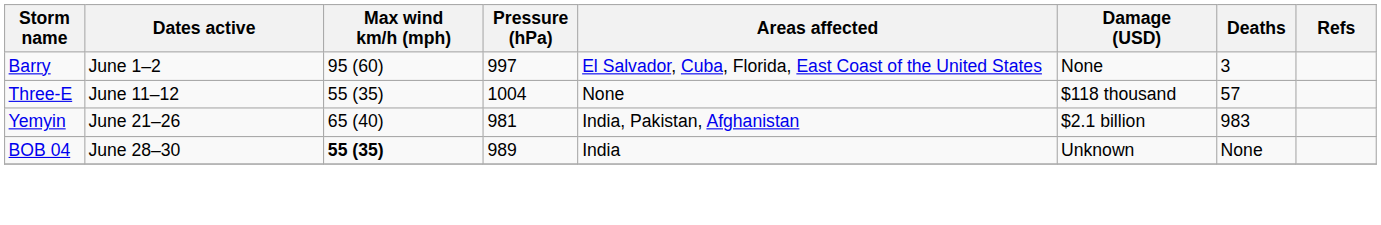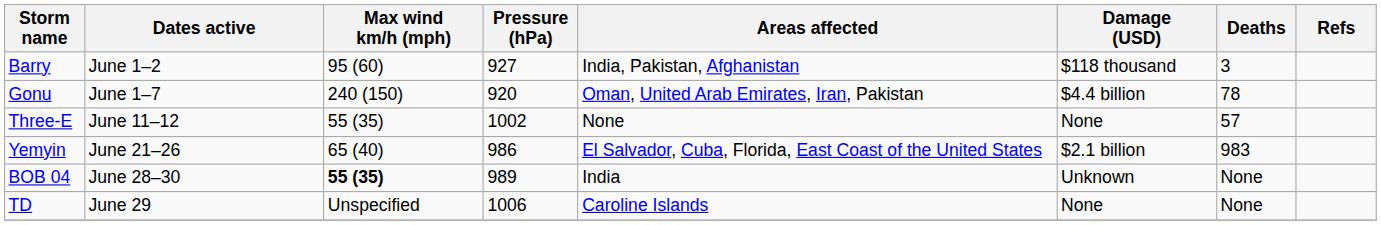(502, 66) 997 -> (502, 66) 927
(812, 66) El Salvador, Cuba, Florida, East Coast of the United States -> (691, 66) India, Pakistan, Afghanistan
(1082, 66) None -> (1119, 66) $118 thousand
+ row: (30, 94)
(507, 94) 1004 -> (507, 121) 1002
(1119, 94) $118 thousand -> (1082, 121) None
(502, 121) 981 -> (502, 149) 986
(691, 121) India, Pakistan, Afghanistan -> (812, 149) El Salvador, Cuba, Florida, East Coast of the United States
+ row: (20, 205)
